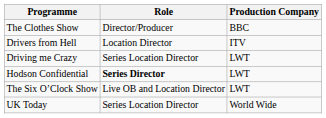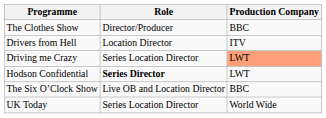(240, 58) no background -> (240, 58) lightsalmon background
(240, 89) LWT -> (239, 89) BBC
